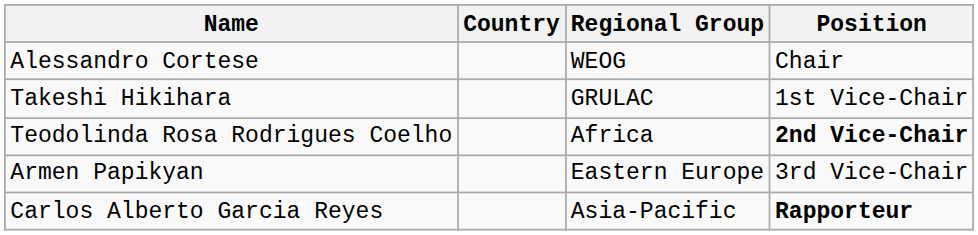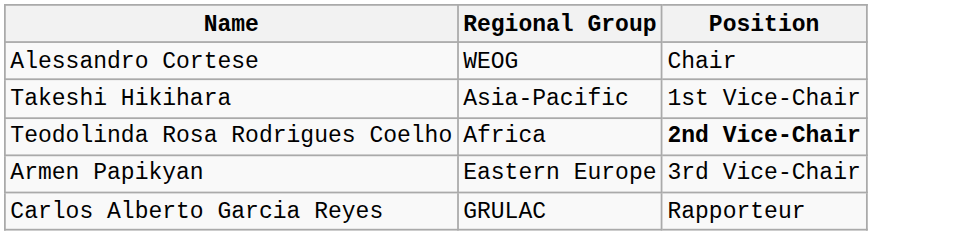- column: (512, 24)
(612, 99) GRULAC -> (546, 99) Asia-Pacific
(654, 211) Asia-Pacific -> (505, 211) GRULAC
(844, 211) bold -> (736, 211) normal
